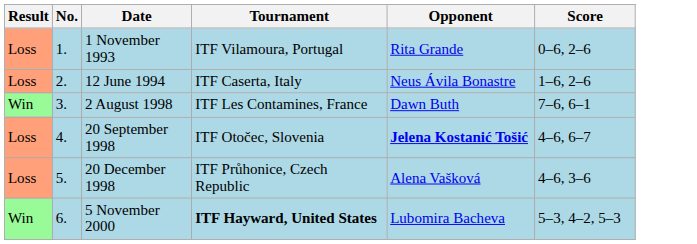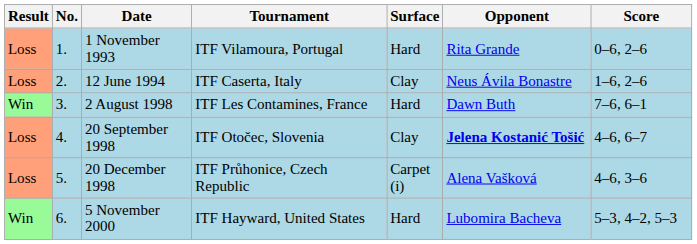+ column: (415, 16)
(286, 218) bold -> (280, 218) normal
